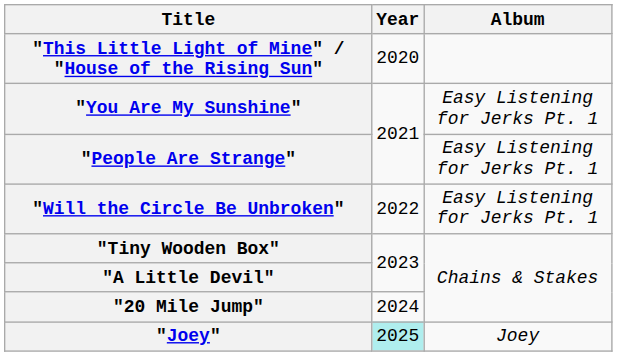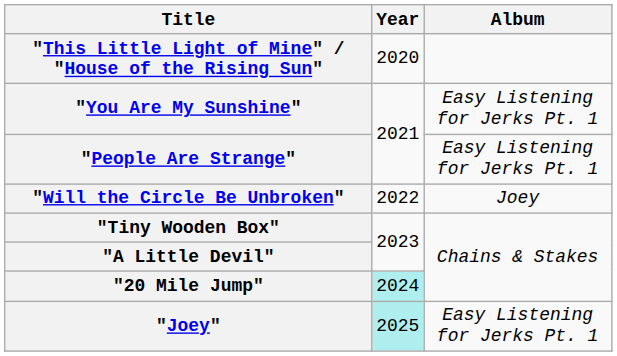(518, 209) Easy Listening for Jerks Pt. 1 -> (518, 198) Joey
(398, 307) no background -> (398, 286) paleturquoise background
(518, 336) Joey -> (518, 326) Easy Listening for Jerks Pt. 1
